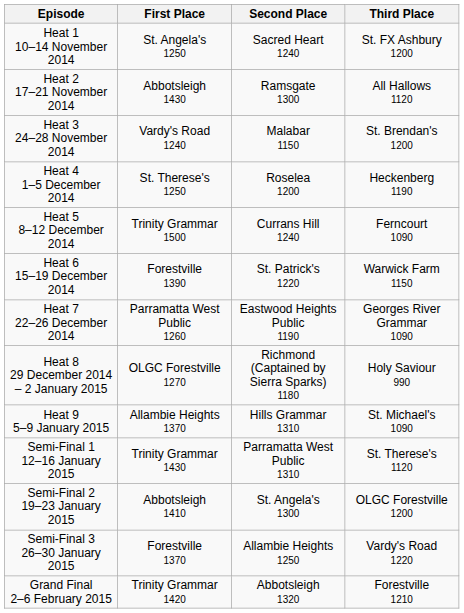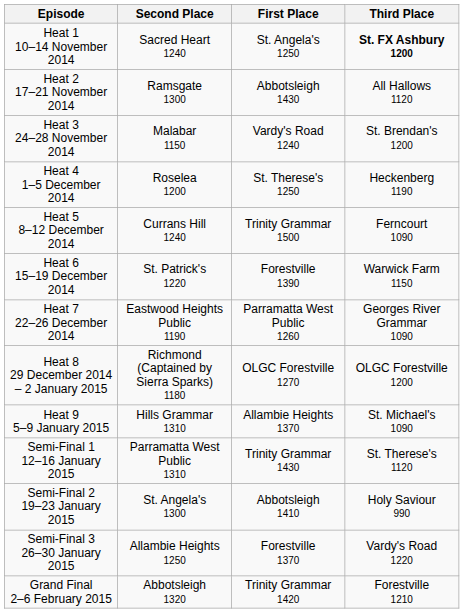columns swapped: (175, 14) <-> (288, 14)
(402, 46) normal -> (402, 46) bold
(402, 375) Holy Saviour 990 -> (402, 375) OLGC Forestville 1200
(402, 506) OLGC Forestville 1200 -> (402, 506) Holy Saviour 990
